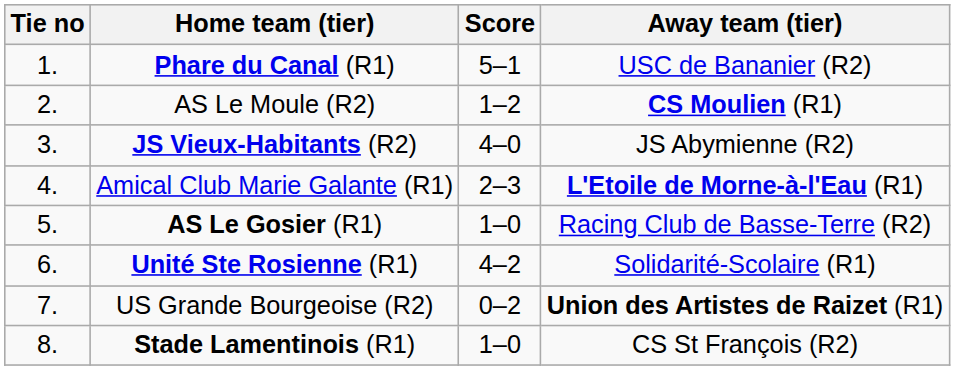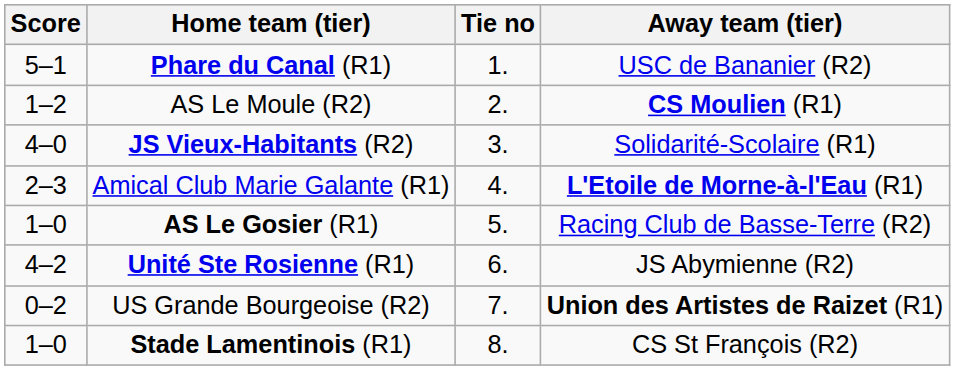columns swapped: (48, 24) <-> (500, 24)
(745, 144) JS Abymienne (R2) -> (745, 144) Solidarité-Scolaire (R1)
(745, 265) Solidarité-Scolaire (R1) -> (745, 265) JS Abymienne (R2)
